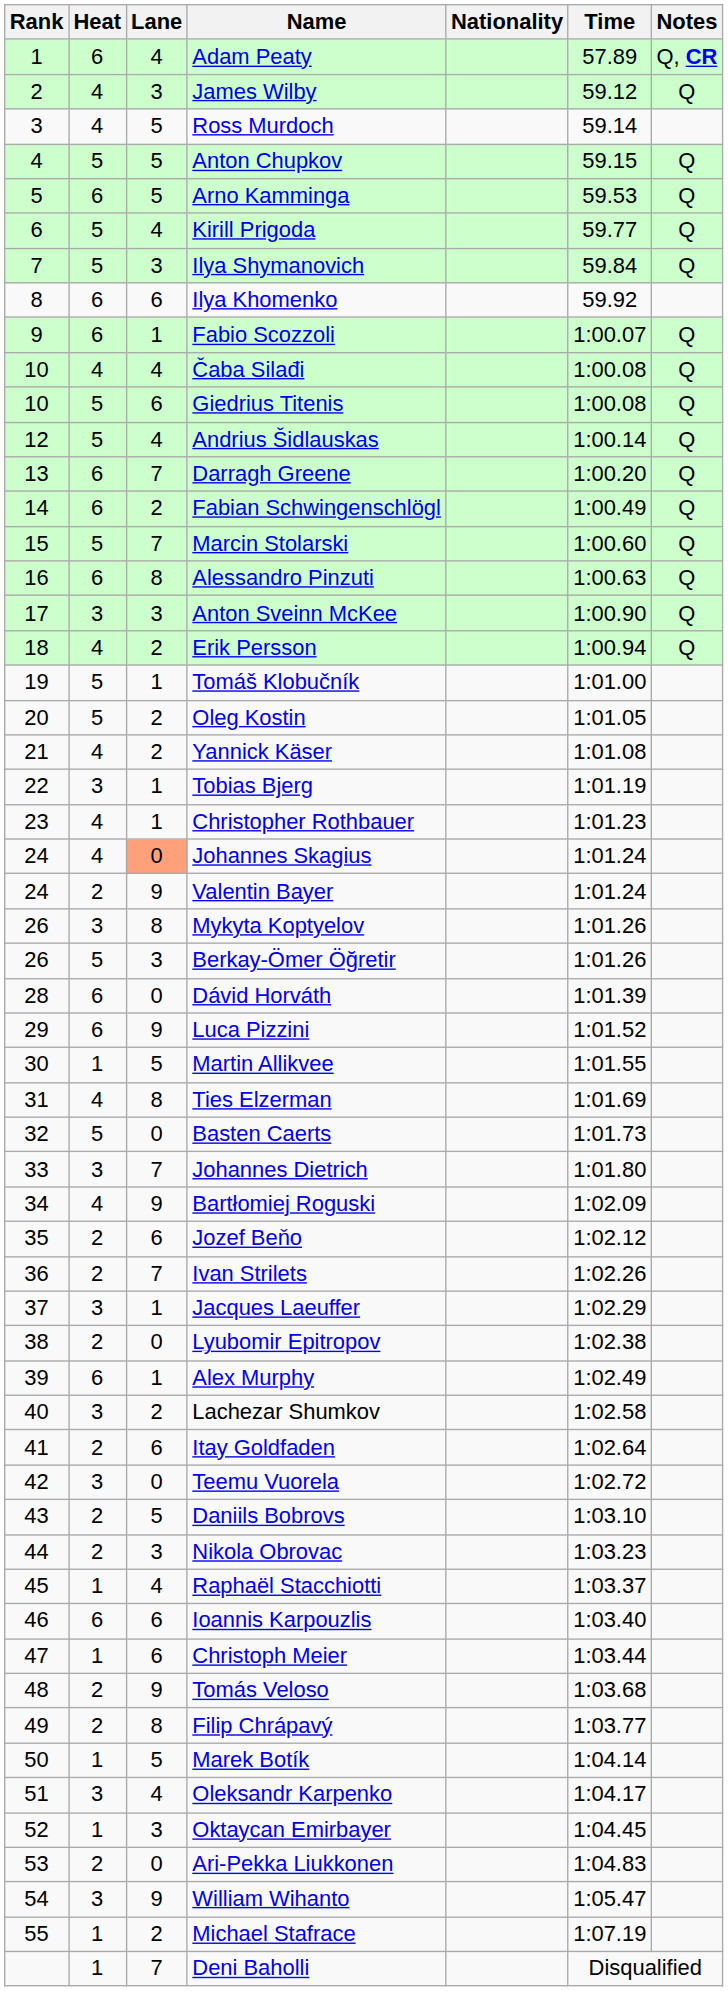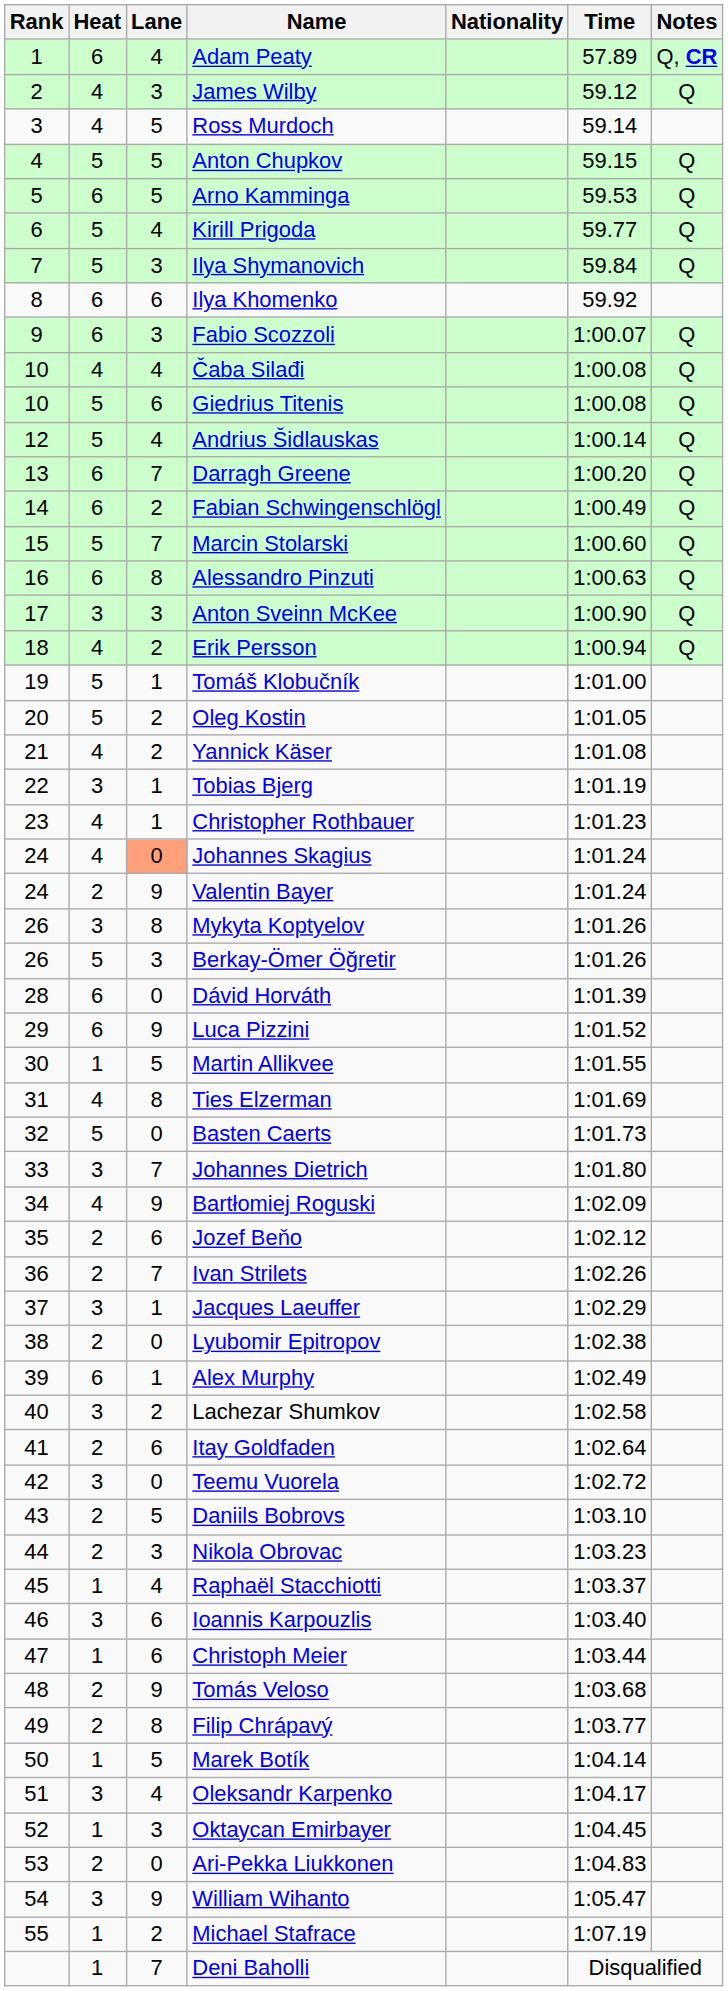(157, 334) 1 -> (157, 334) 3
(97, 1621) 6 -> (97, 1621) 3
